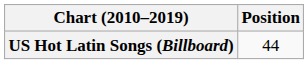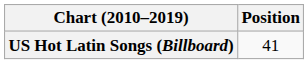(271, 44) 44 -> (271, 44) 41
